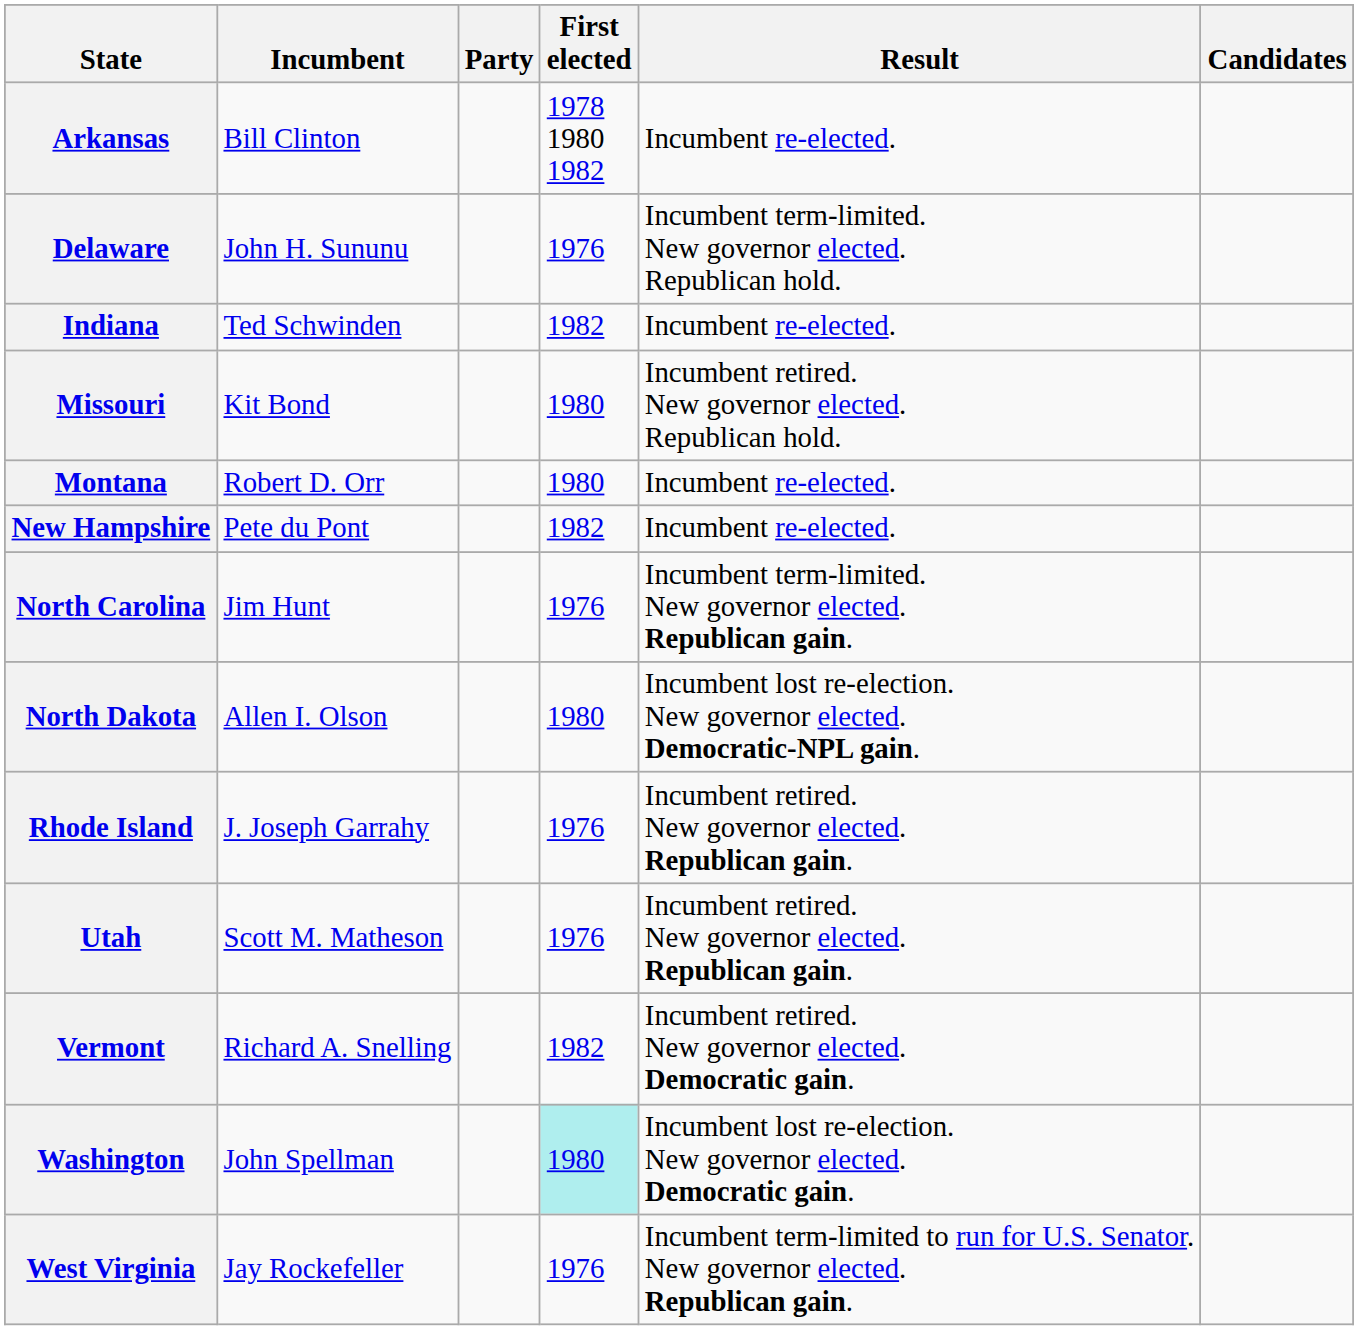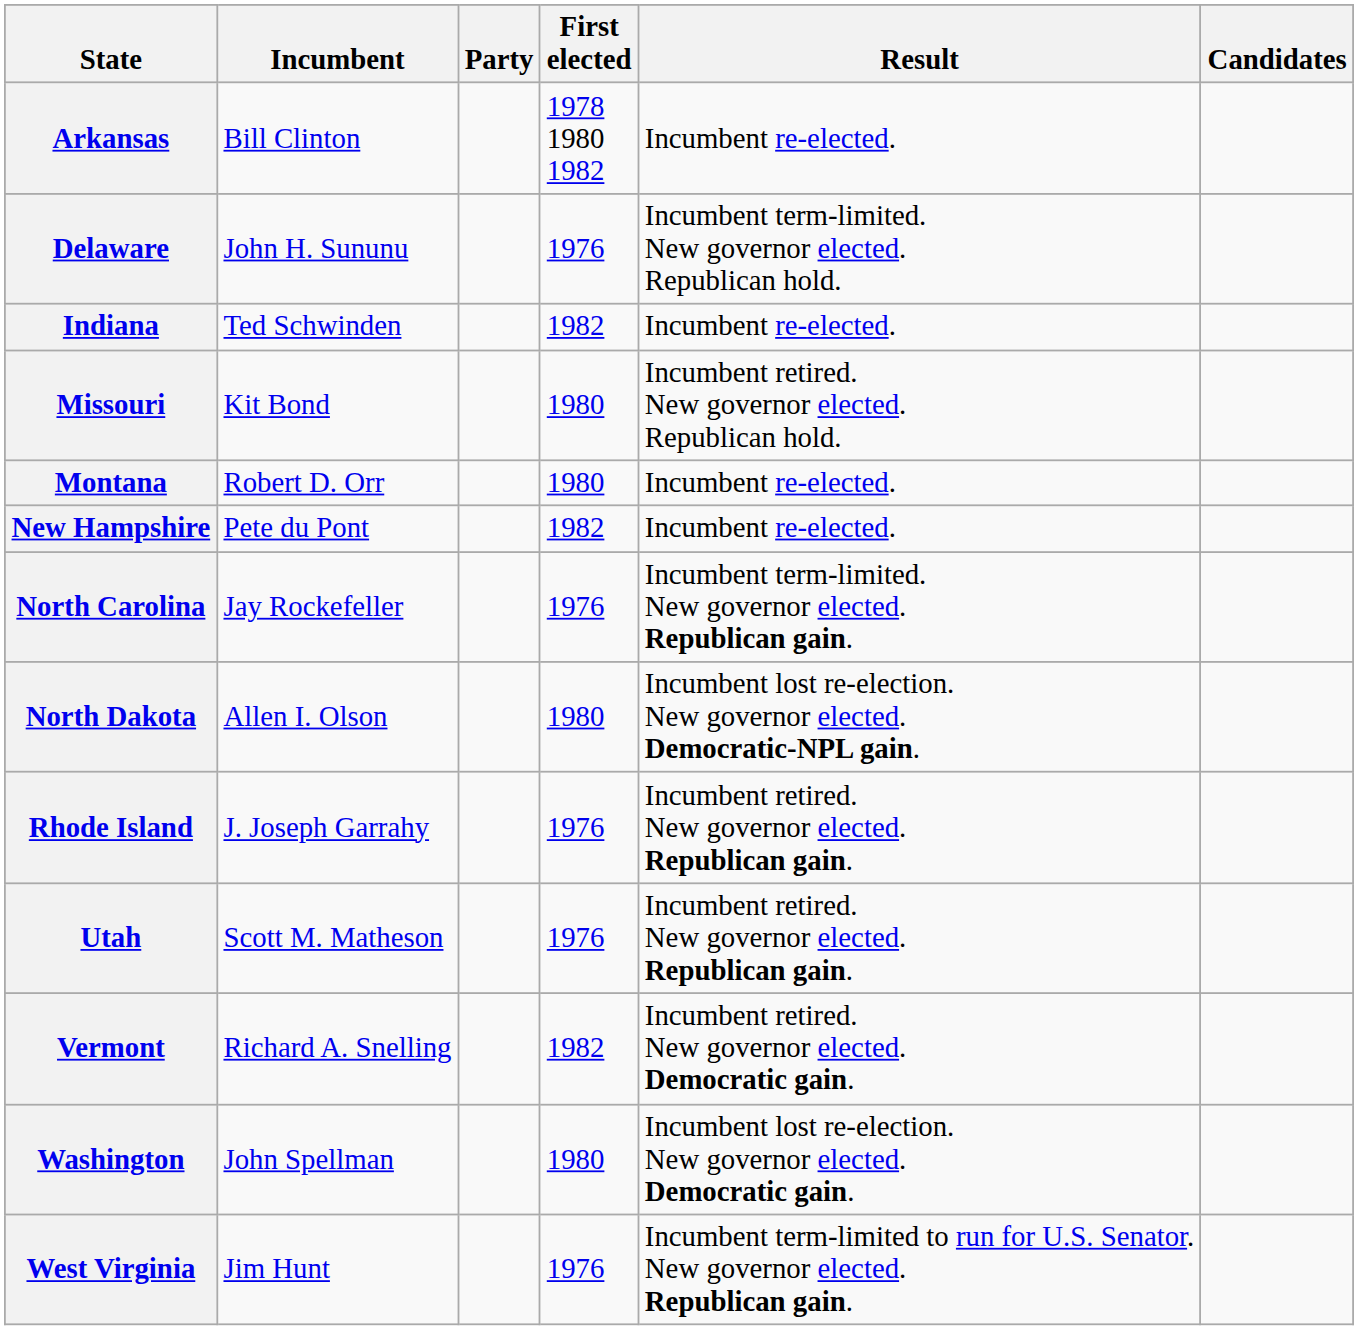(277, 606) Jim Hunt -> (313, 606) Jay Rockefeller
(576, 1158) paleturquoise background -> (576, 1158) no background
(313, 1269) Jay Rockefeller -> (277, 1269) Jim Hunt
